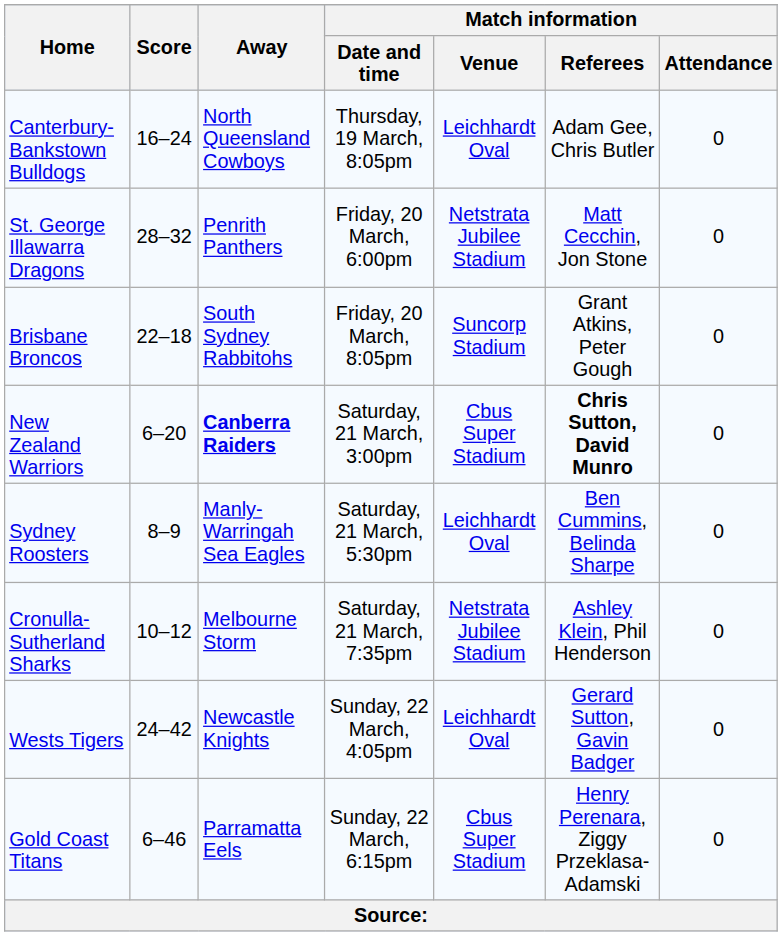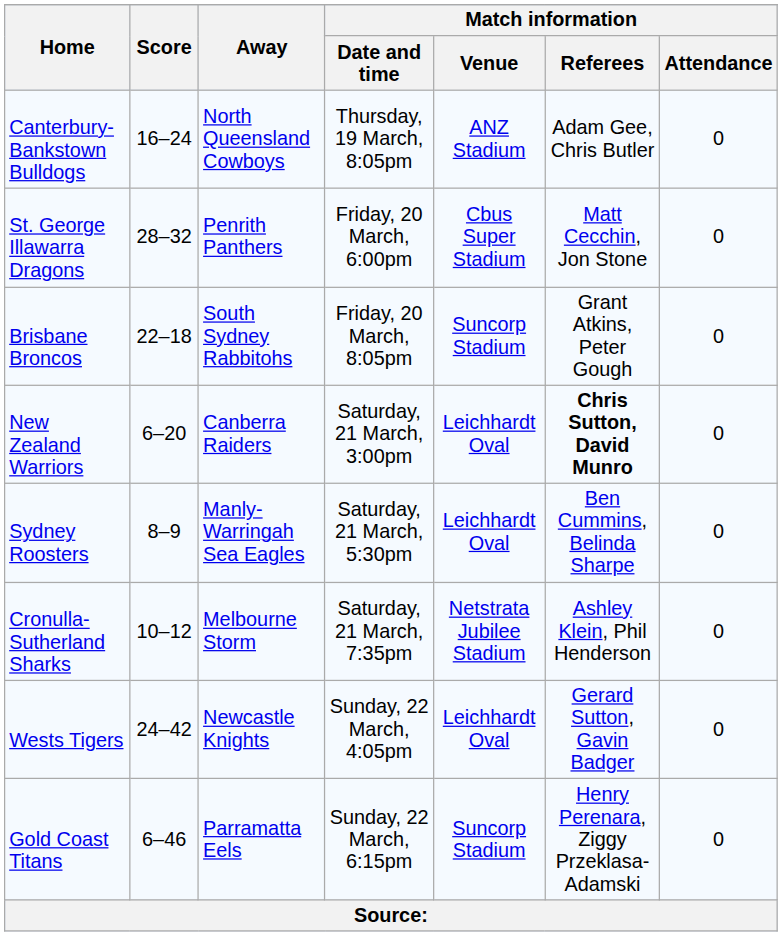(489, 138) Leichhardt Oval -> (489, 138) ANZ Stadium
(489, 237) Netstrata Jubilee Stadium -> (489, 237) Cbus Super Stadium
(247, 434) bold -> (244, 434) normal
(489, 434) Cbus Super Stadium -> (489, 434) Leichhardt Oval
(489, 839) Cbus Super Stadium -> (489, 839) Suncorp Stadium
